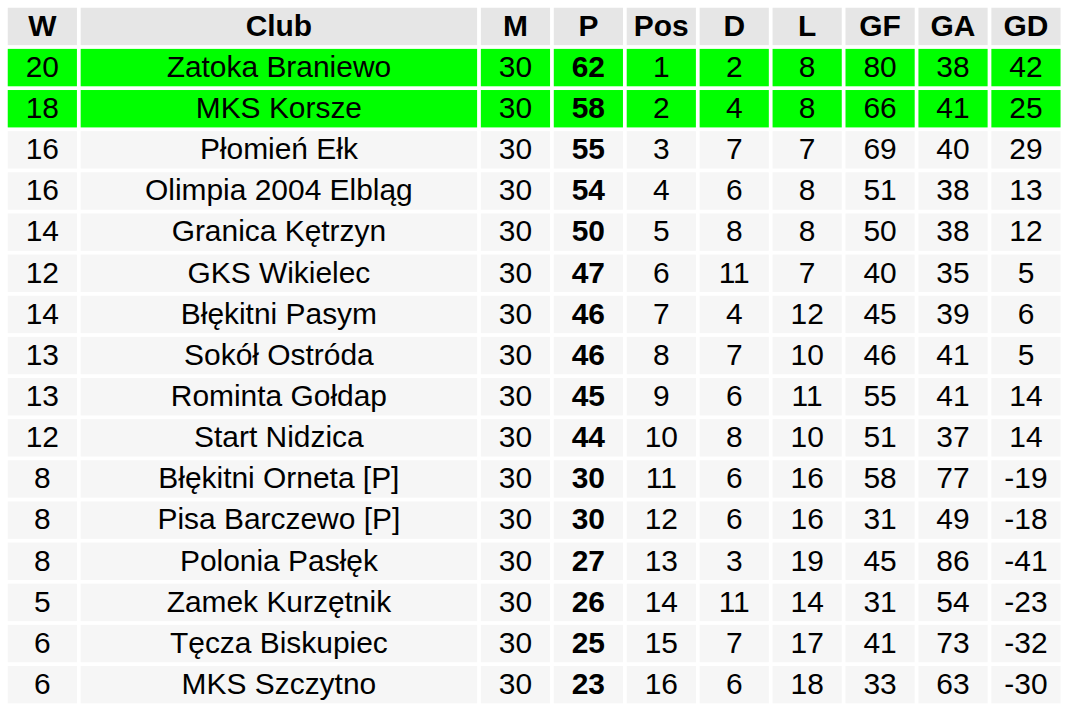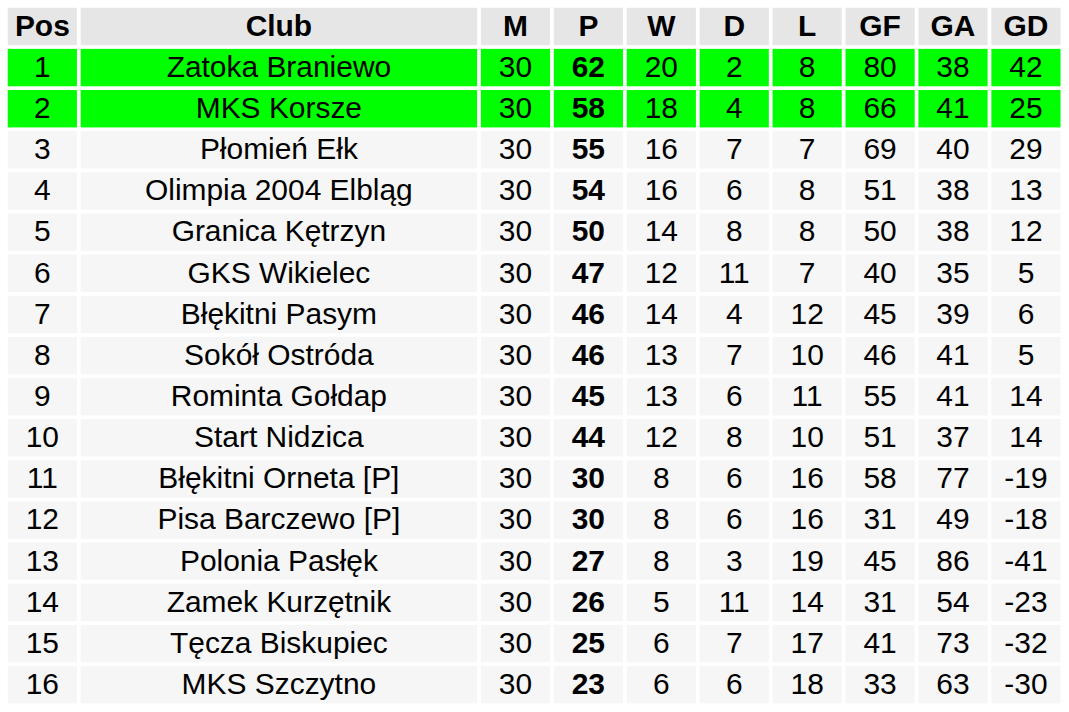columns swapped: (661, 26) <-> (42, 26)
